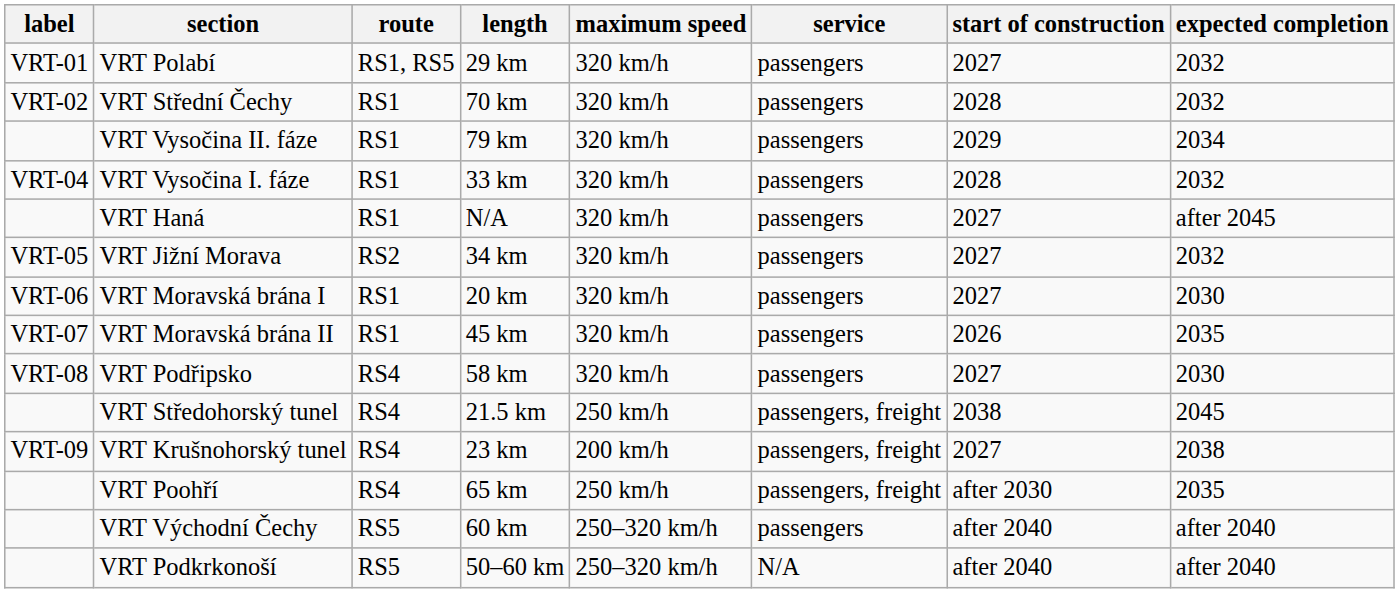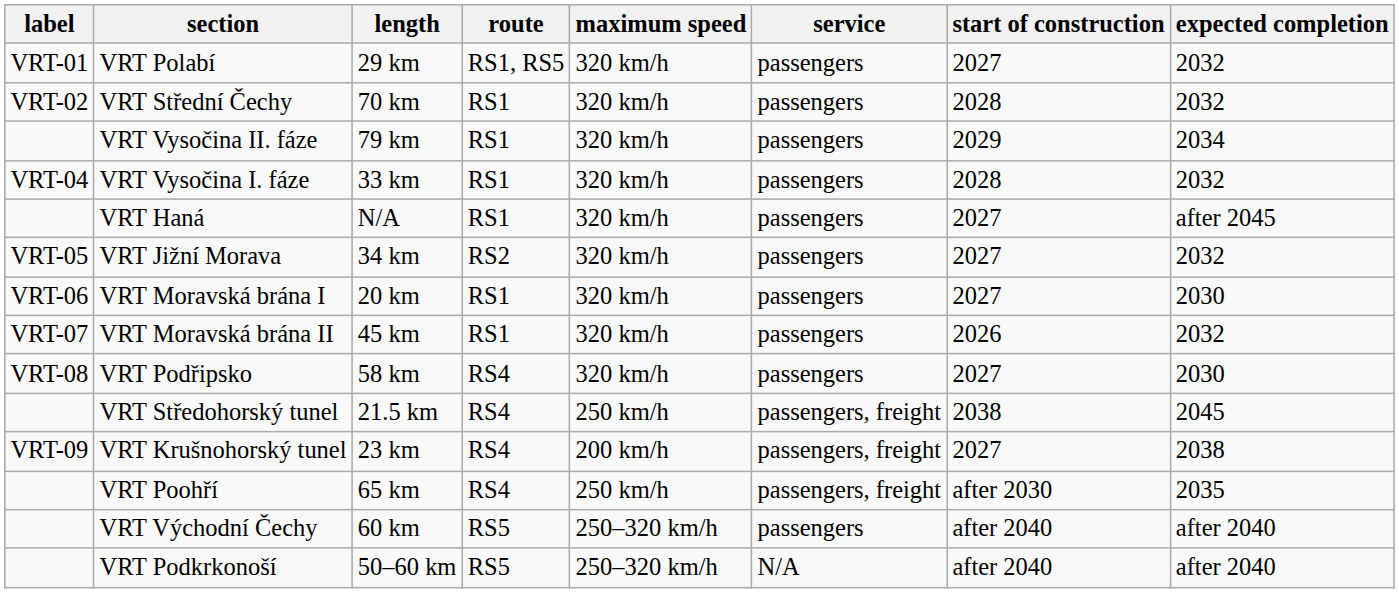columns swapped: (406, 23) <-> (515, 23)
(1200, 334) 2035 -> (1200, 334) 2032
